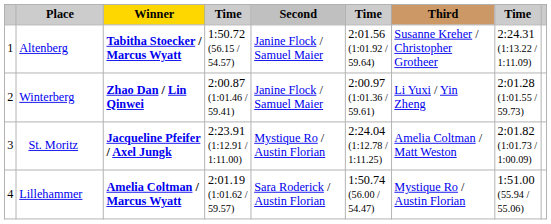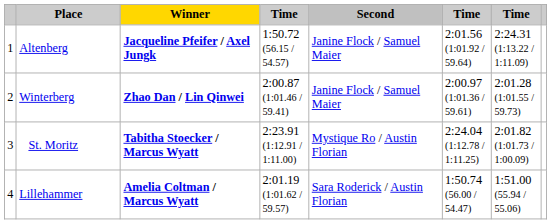- column: (443, 14)
(154, 48) Tabitha Stoecker / Marcus Wyatt -> (187, 48) Jacqueline Pfeifer / Axel Jungk
(153, 145) Jacqueline Pfeifer / Axel Jungk -> (171, 145) Tabitha Stoecker / Marcus Wyatt
